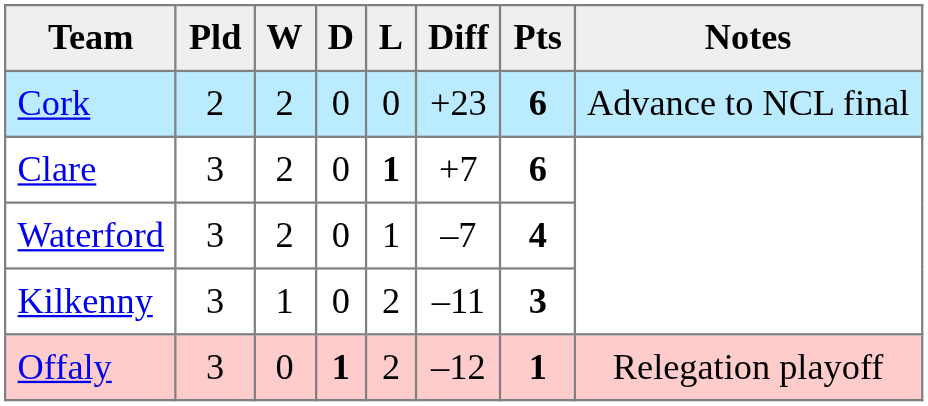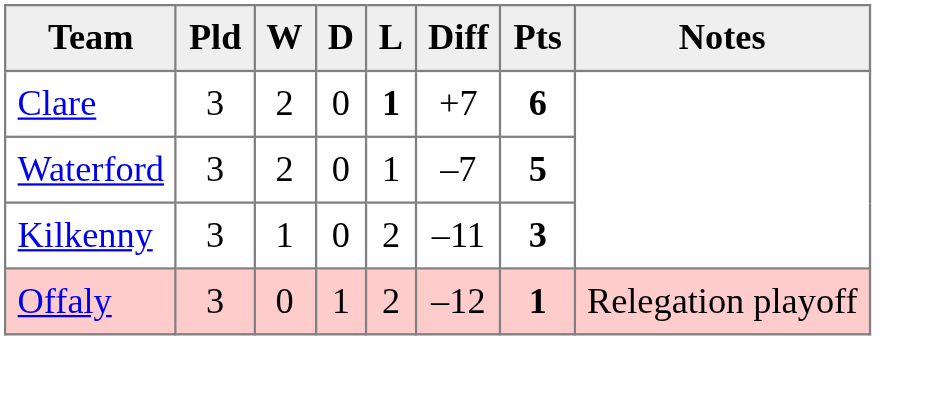- row: (54, 103)
(538, 234) 4 -> (538, 169) 5
(341, 366) bold -> (341, 300) normal
